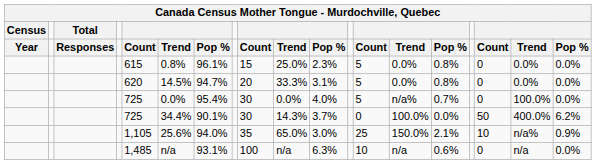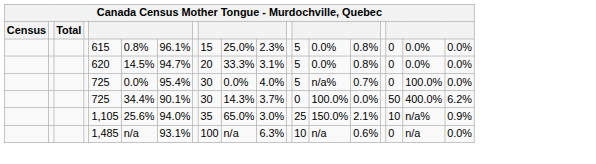- row: (26, 47)
